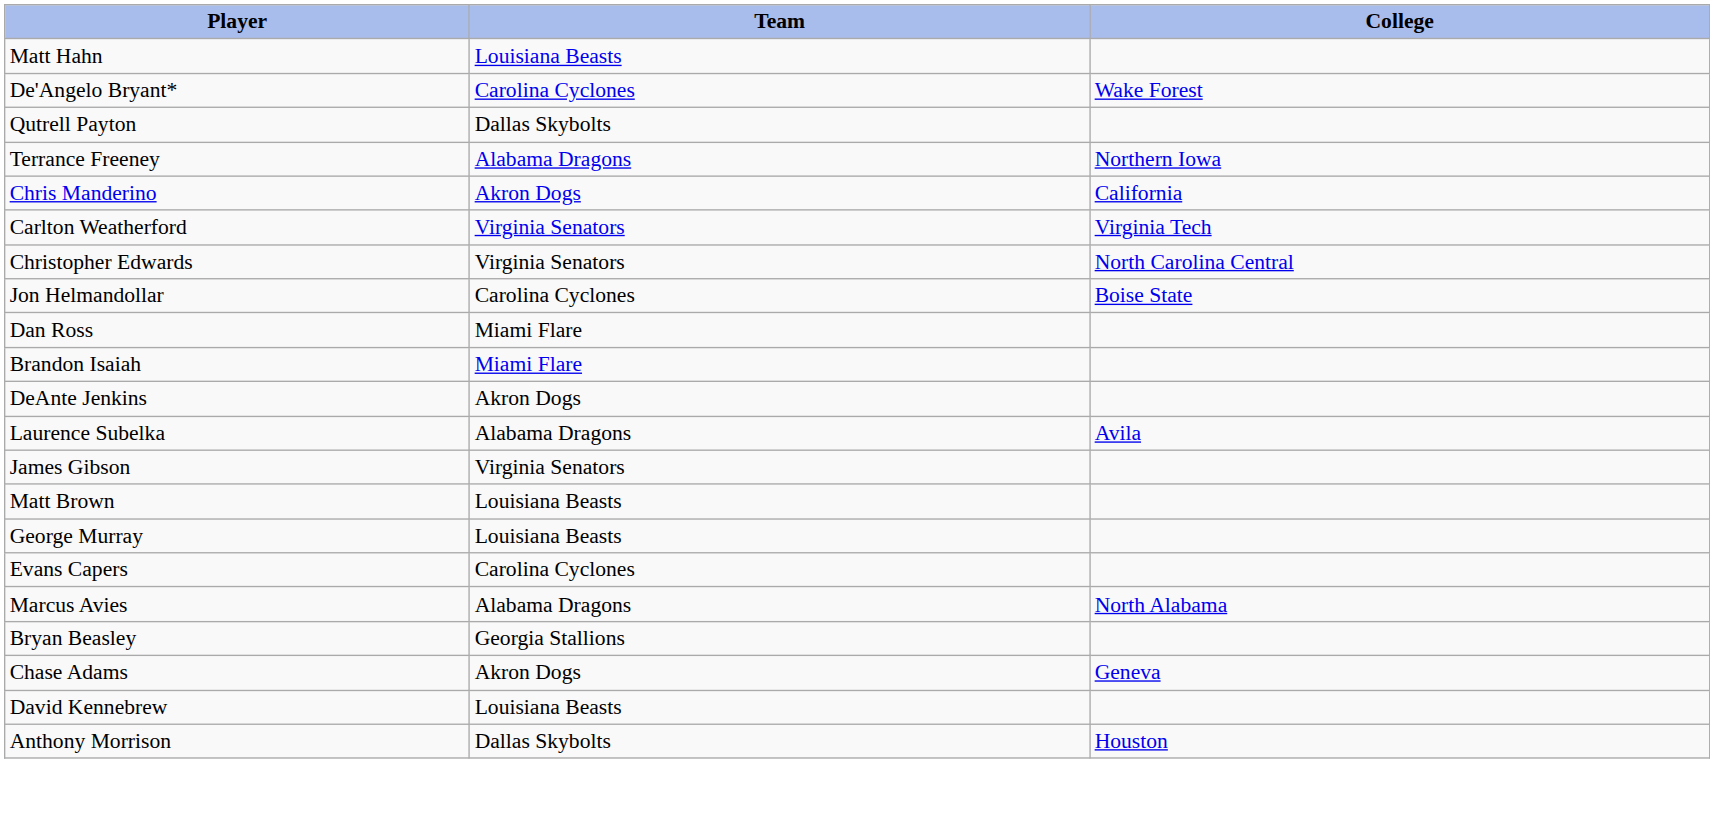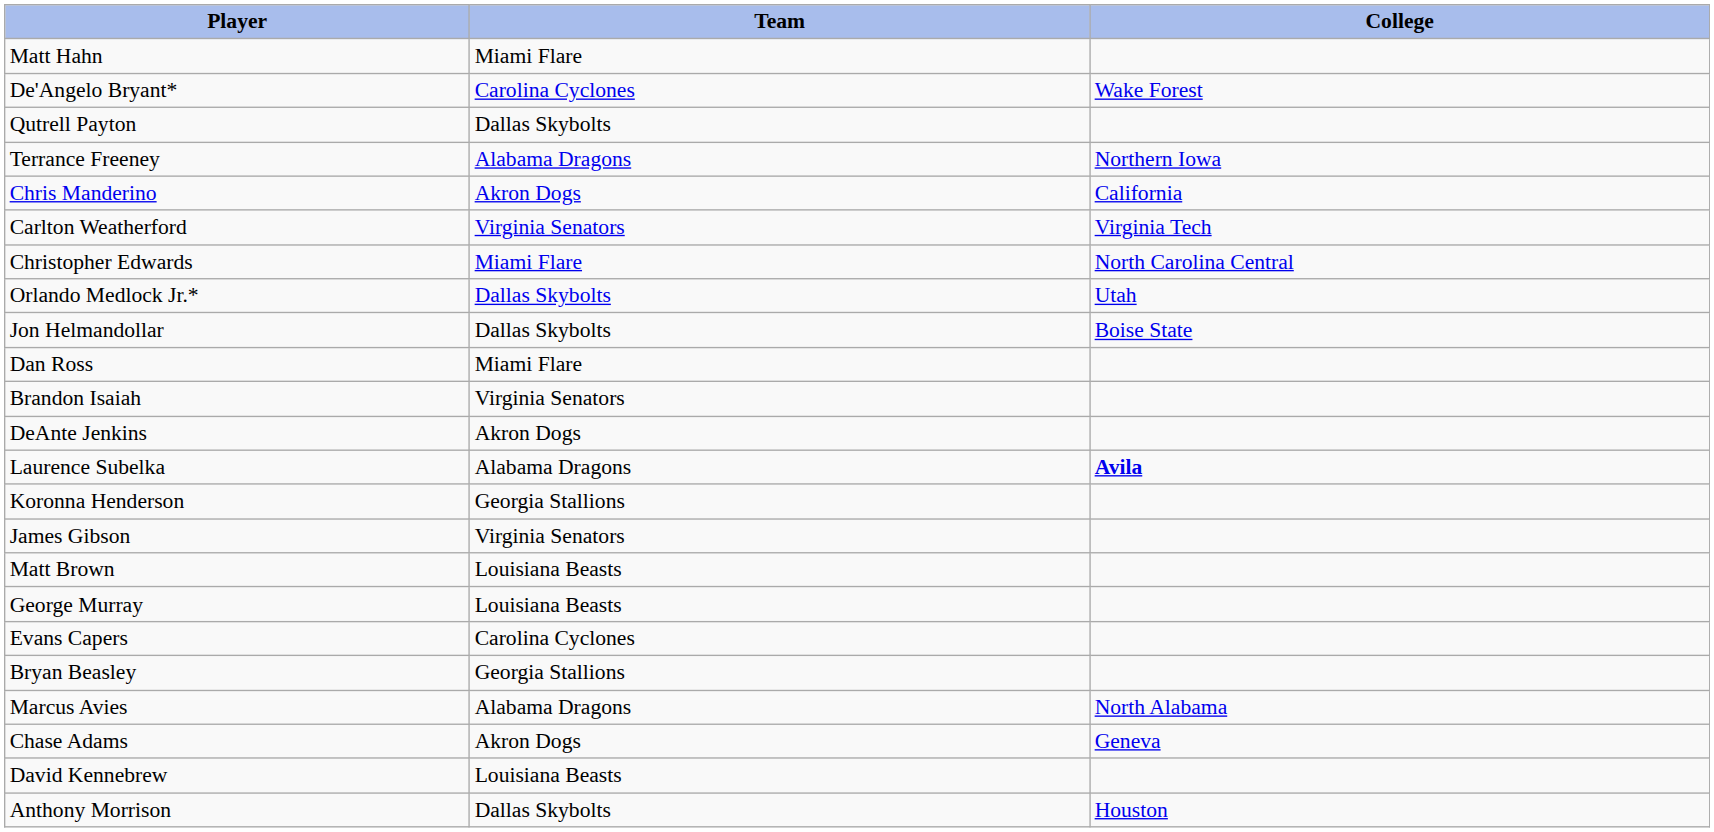(548, 55) Louisiana Beasts -> (528, 55) Miami Flare
(550, 261) Virginia Senators -> (528, 261) Miami Flare
+ row: (104, 295)
(555, 295) Carolina Cyclones -> (543, 329) Dallas Skybolts
(528, 364) Miami Flare -> (550, 398) Virginia Senators
(1118, 432) normal -> (1118, 466) bold
+ row: (97, 501)
rows swapped: (73, 638) <-> (69, 603)
